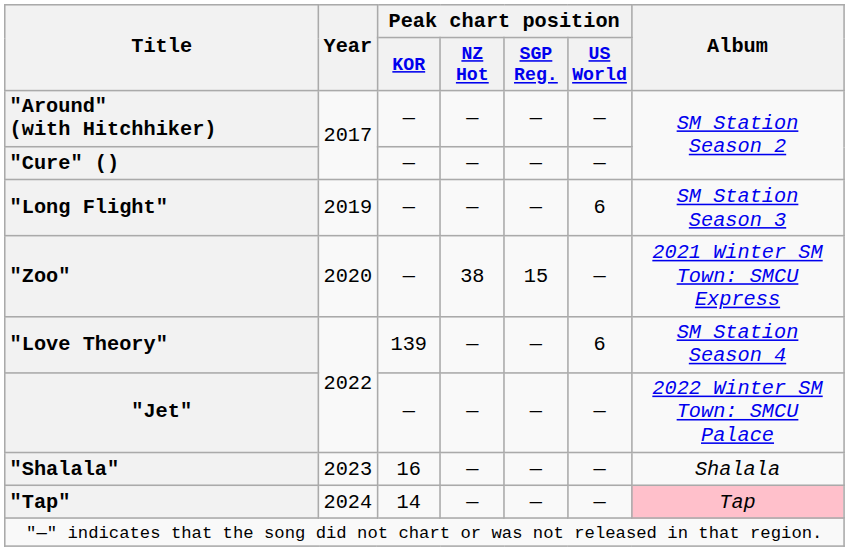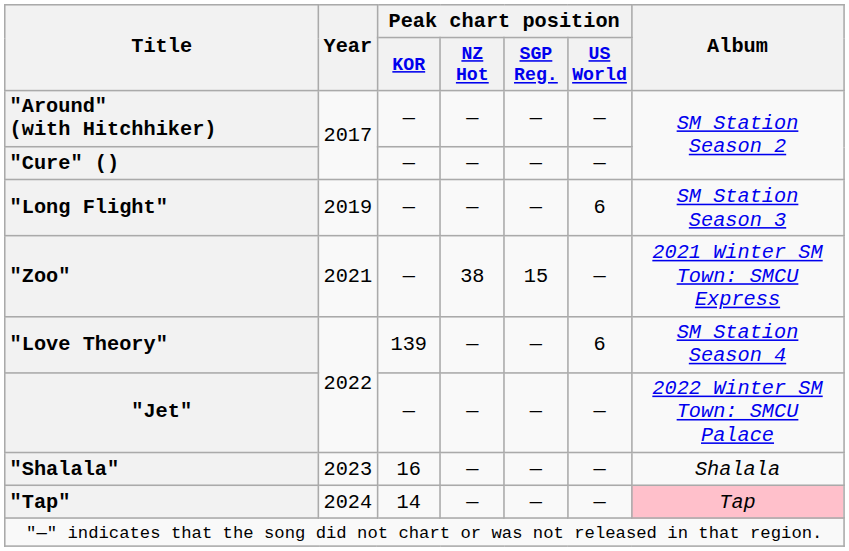(348, 276) 2020 -> (348, 276) 2021
